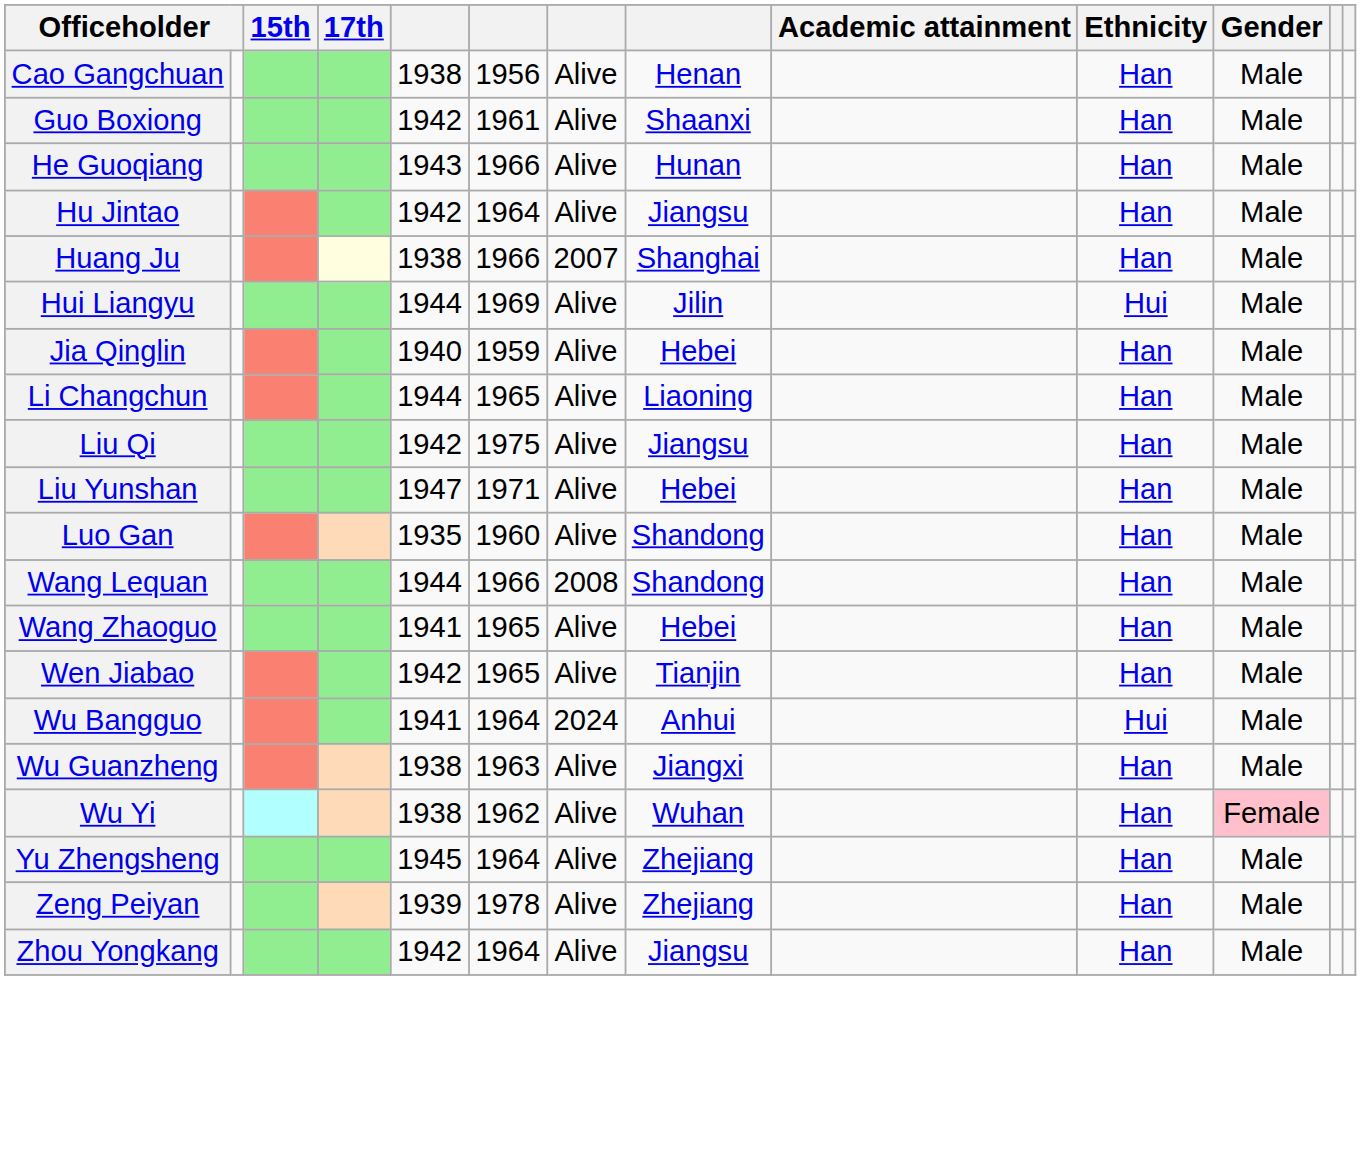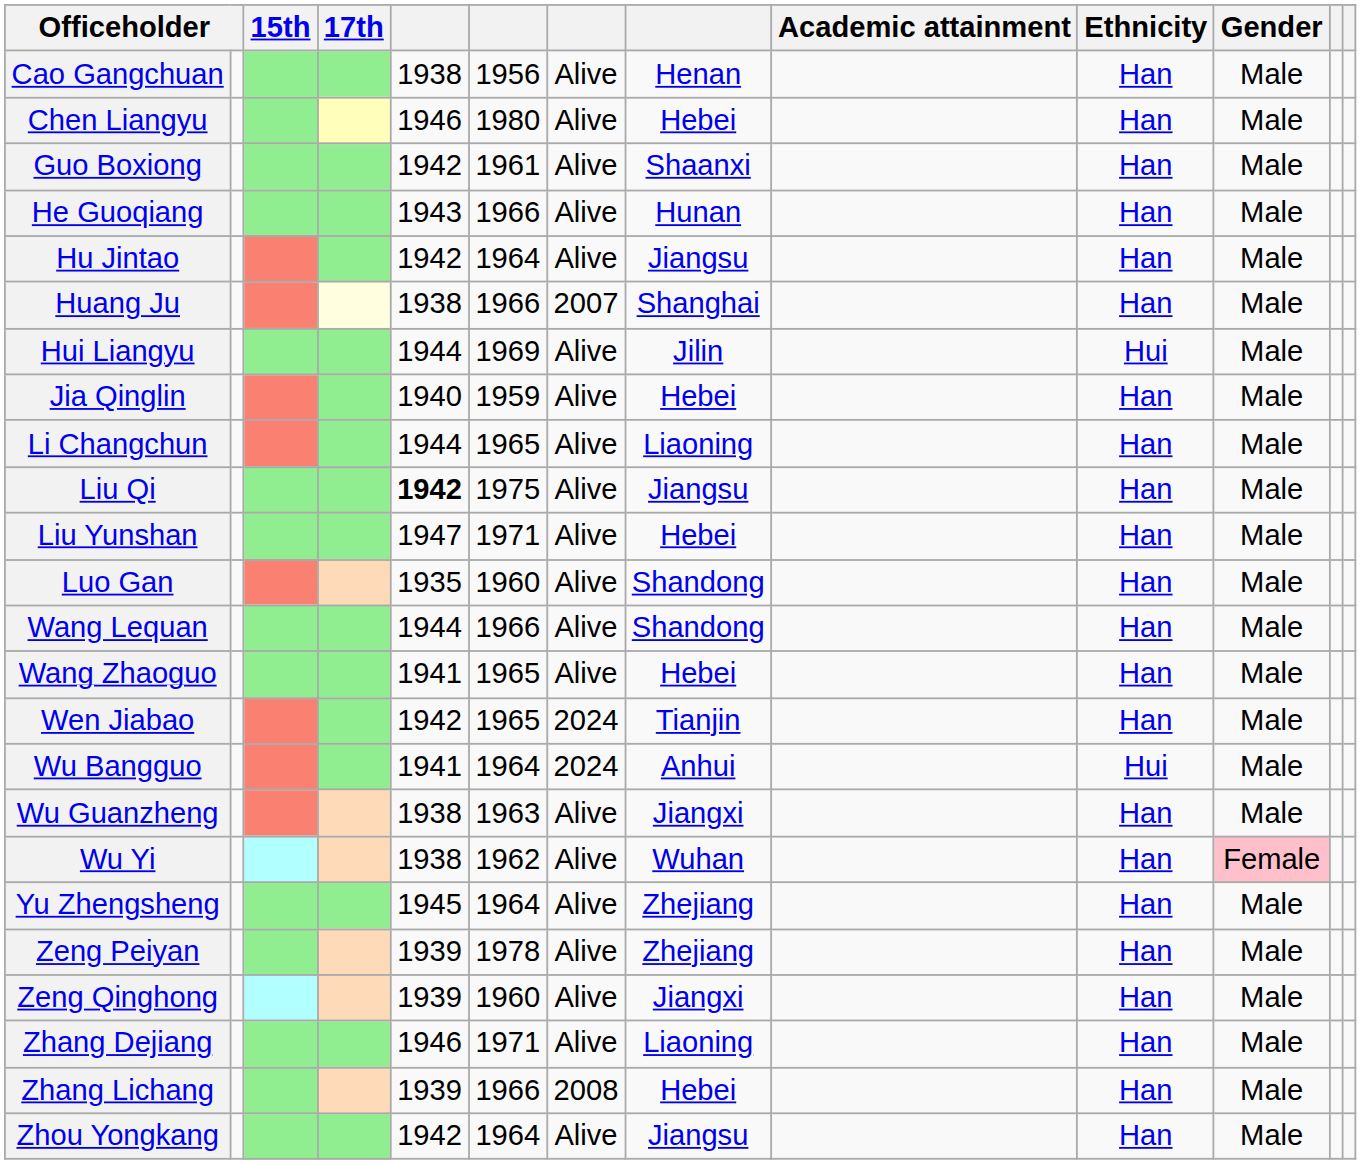+ row: (118, 119)
(430, 443) normal -> (430, 489) bold
(586, 581) 2008 -> (586, 627) Alive
(586, 674) Alive -> (586, 720) 2024
+ row: (118, 997)
+ row: (118, 1043)
+ row: (118, 1089)
